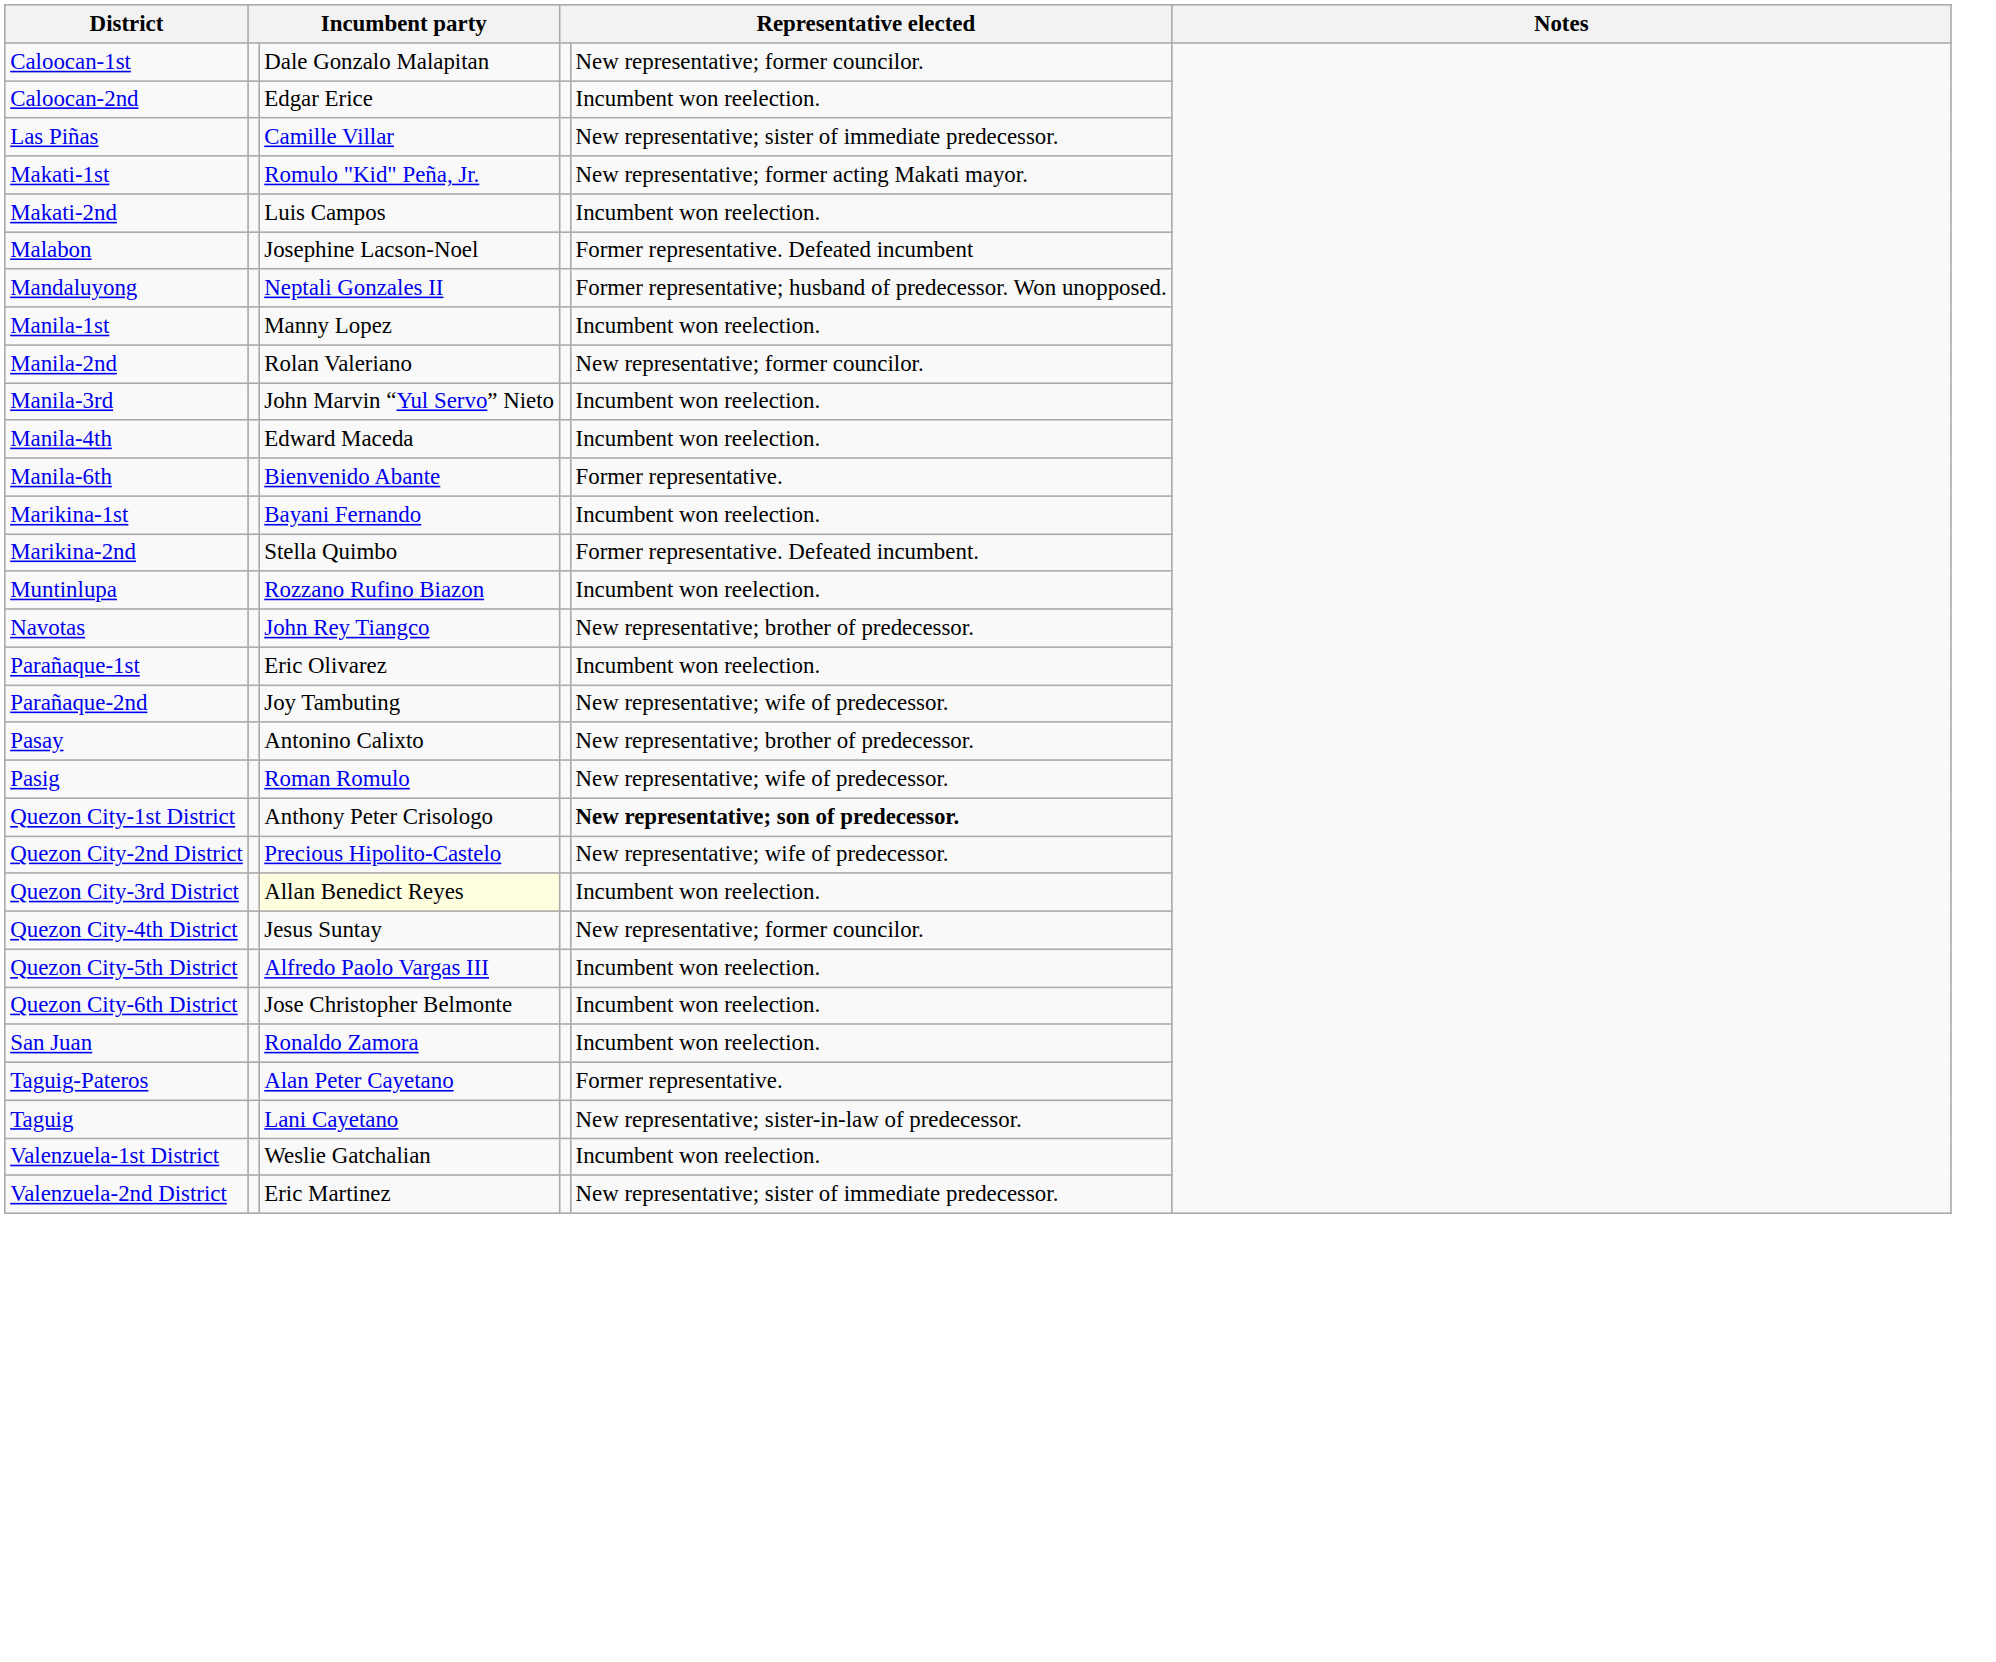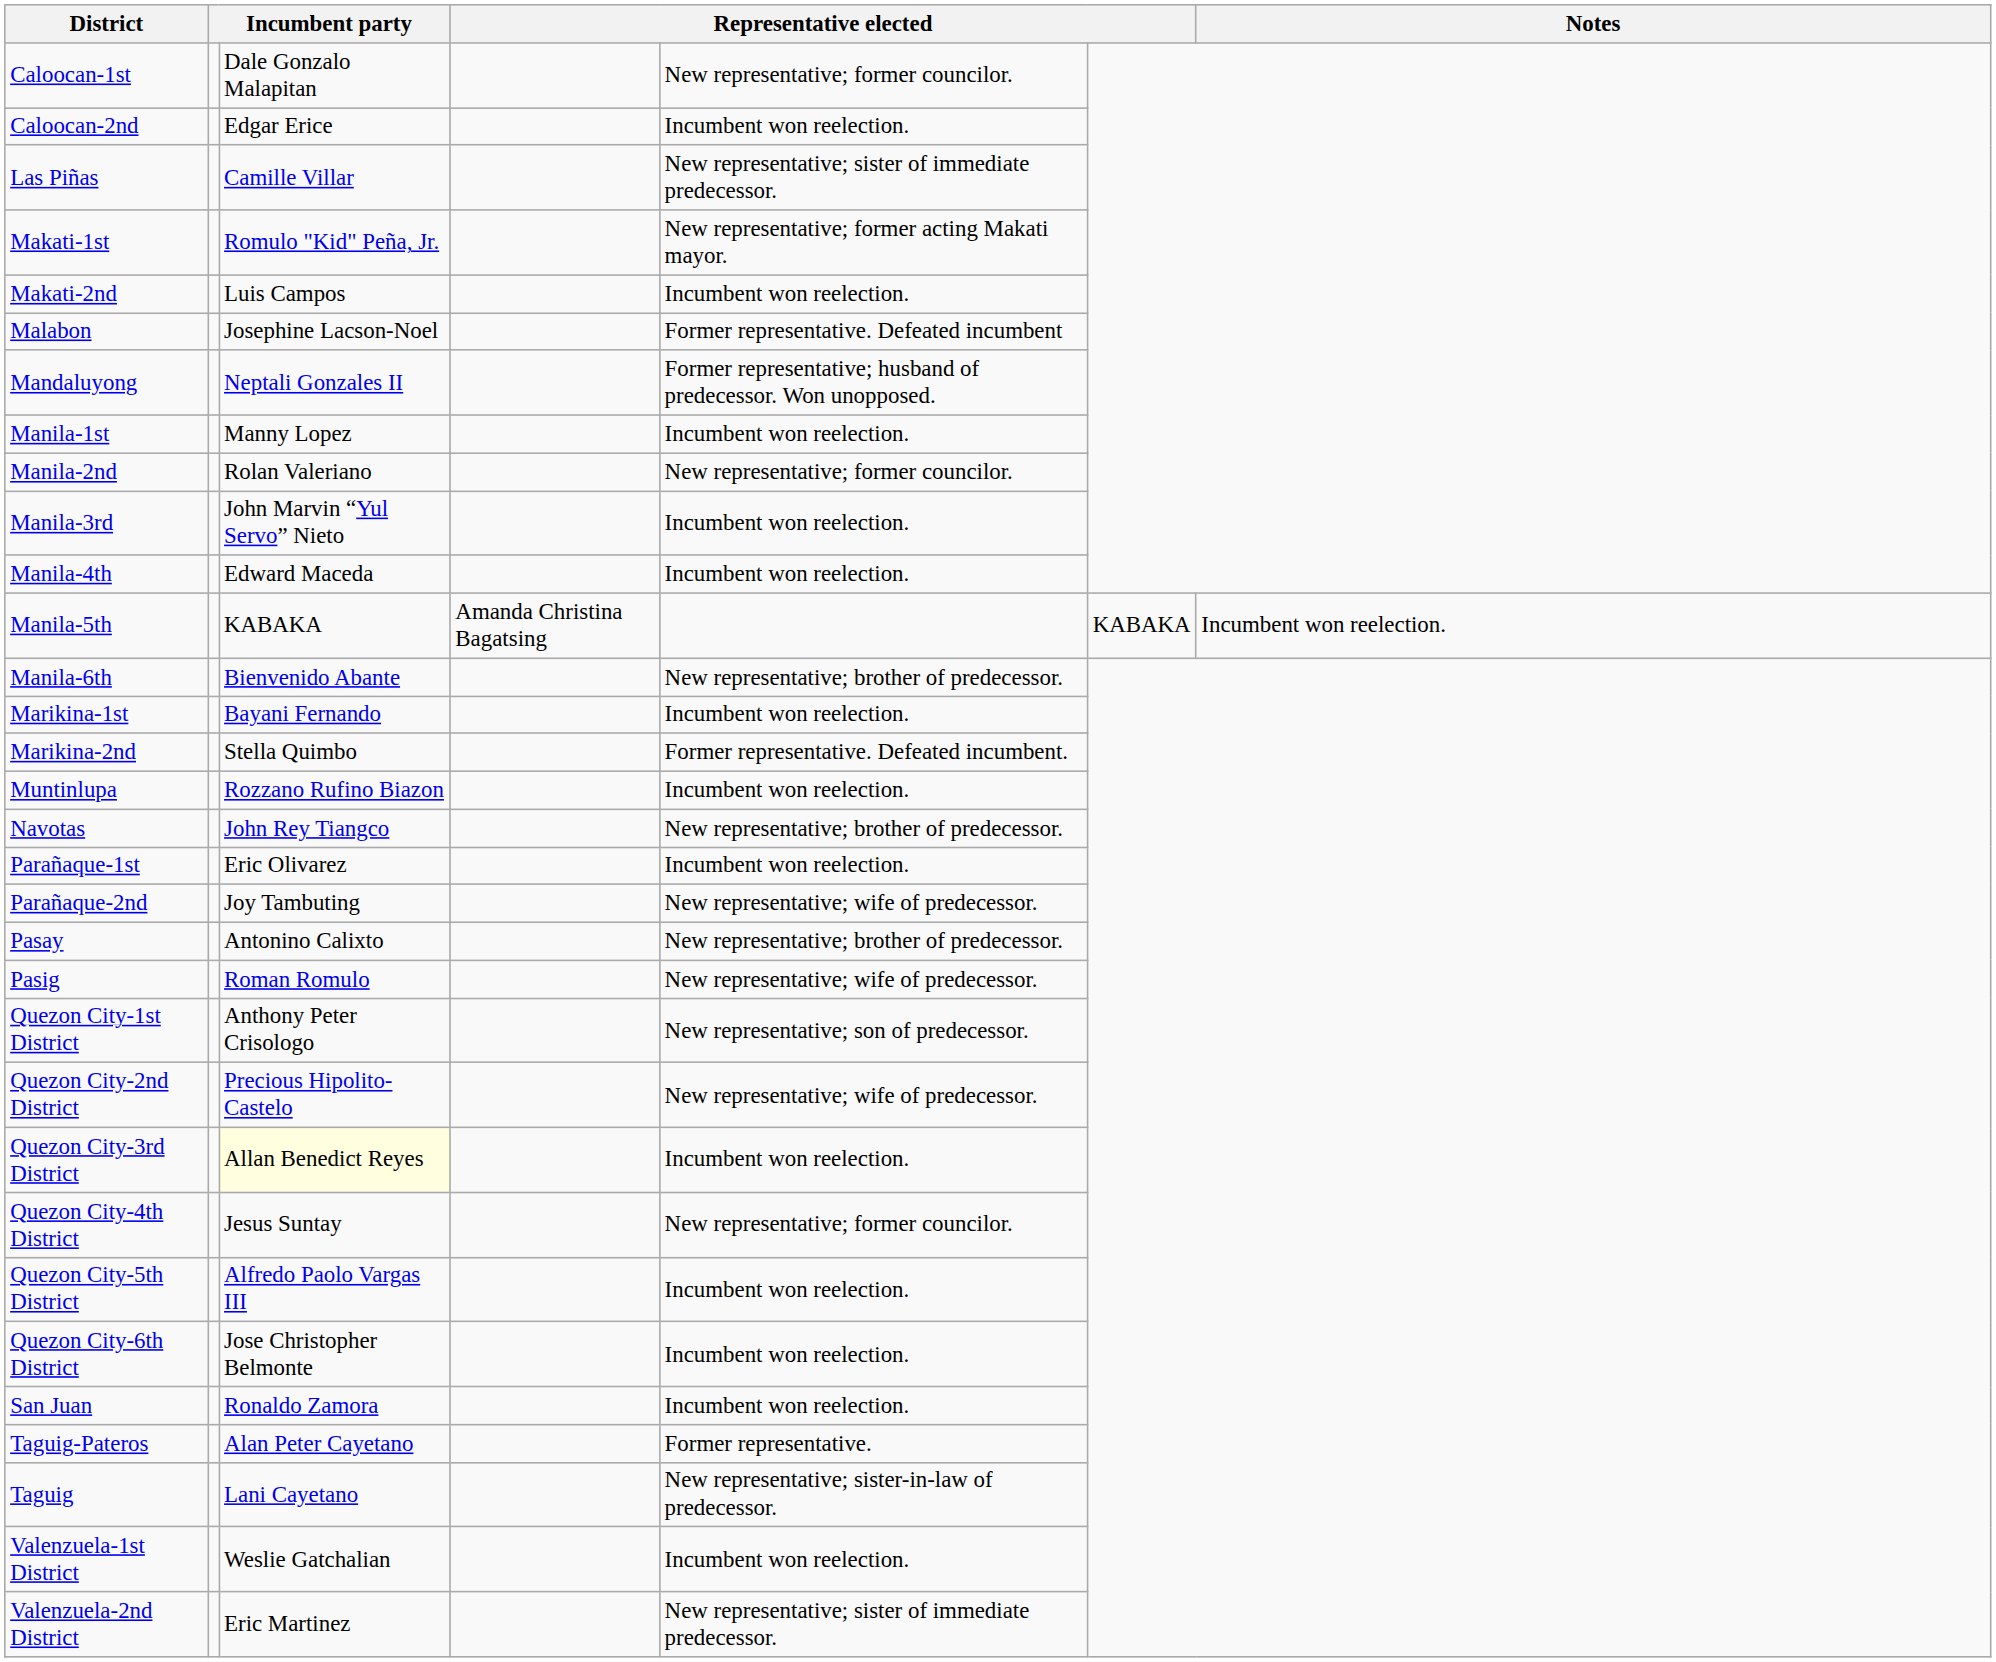+ row: (61, 625)
(679, 476) Former representative. -> (864, 676) New representative; brother of predecessor.
(767, 816) bold -> (847, 1030) normal
